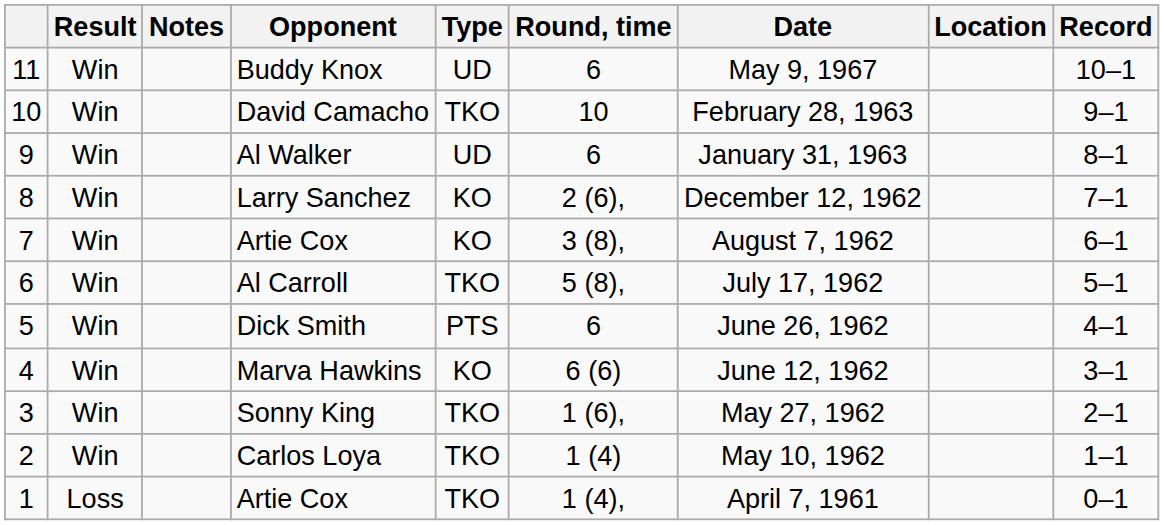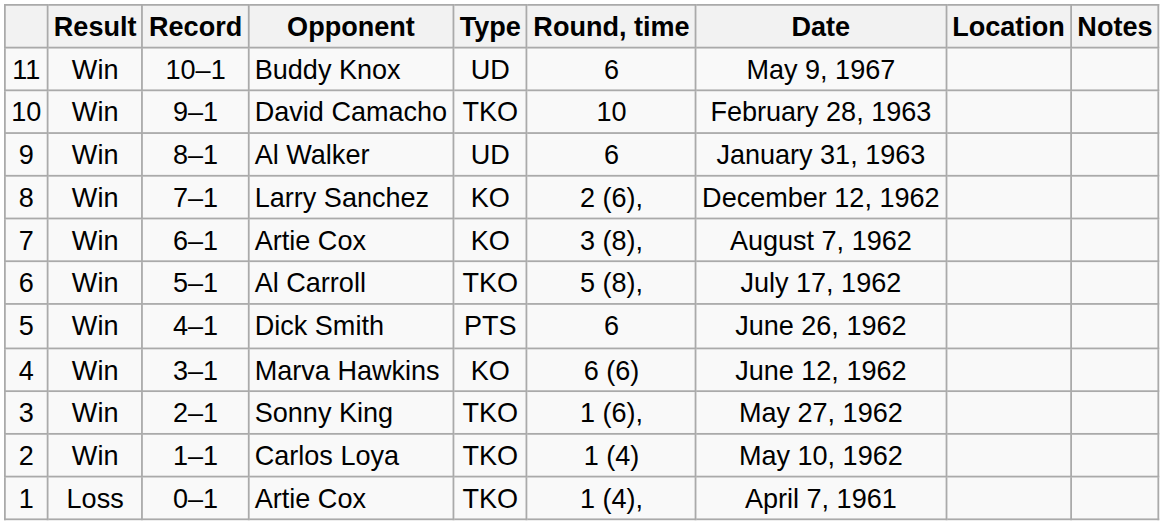columns swapped: (1106, 26) <-> (187, 26)
